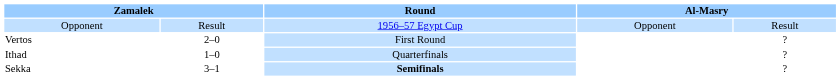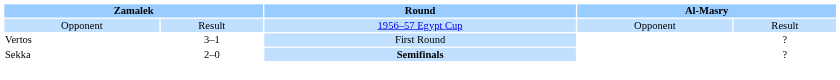(212, 40) 2–0 -> (212, 40) 3–1
- row: (16, 54)
(212, 69) 3–1 -> (212, 54) 2–0
